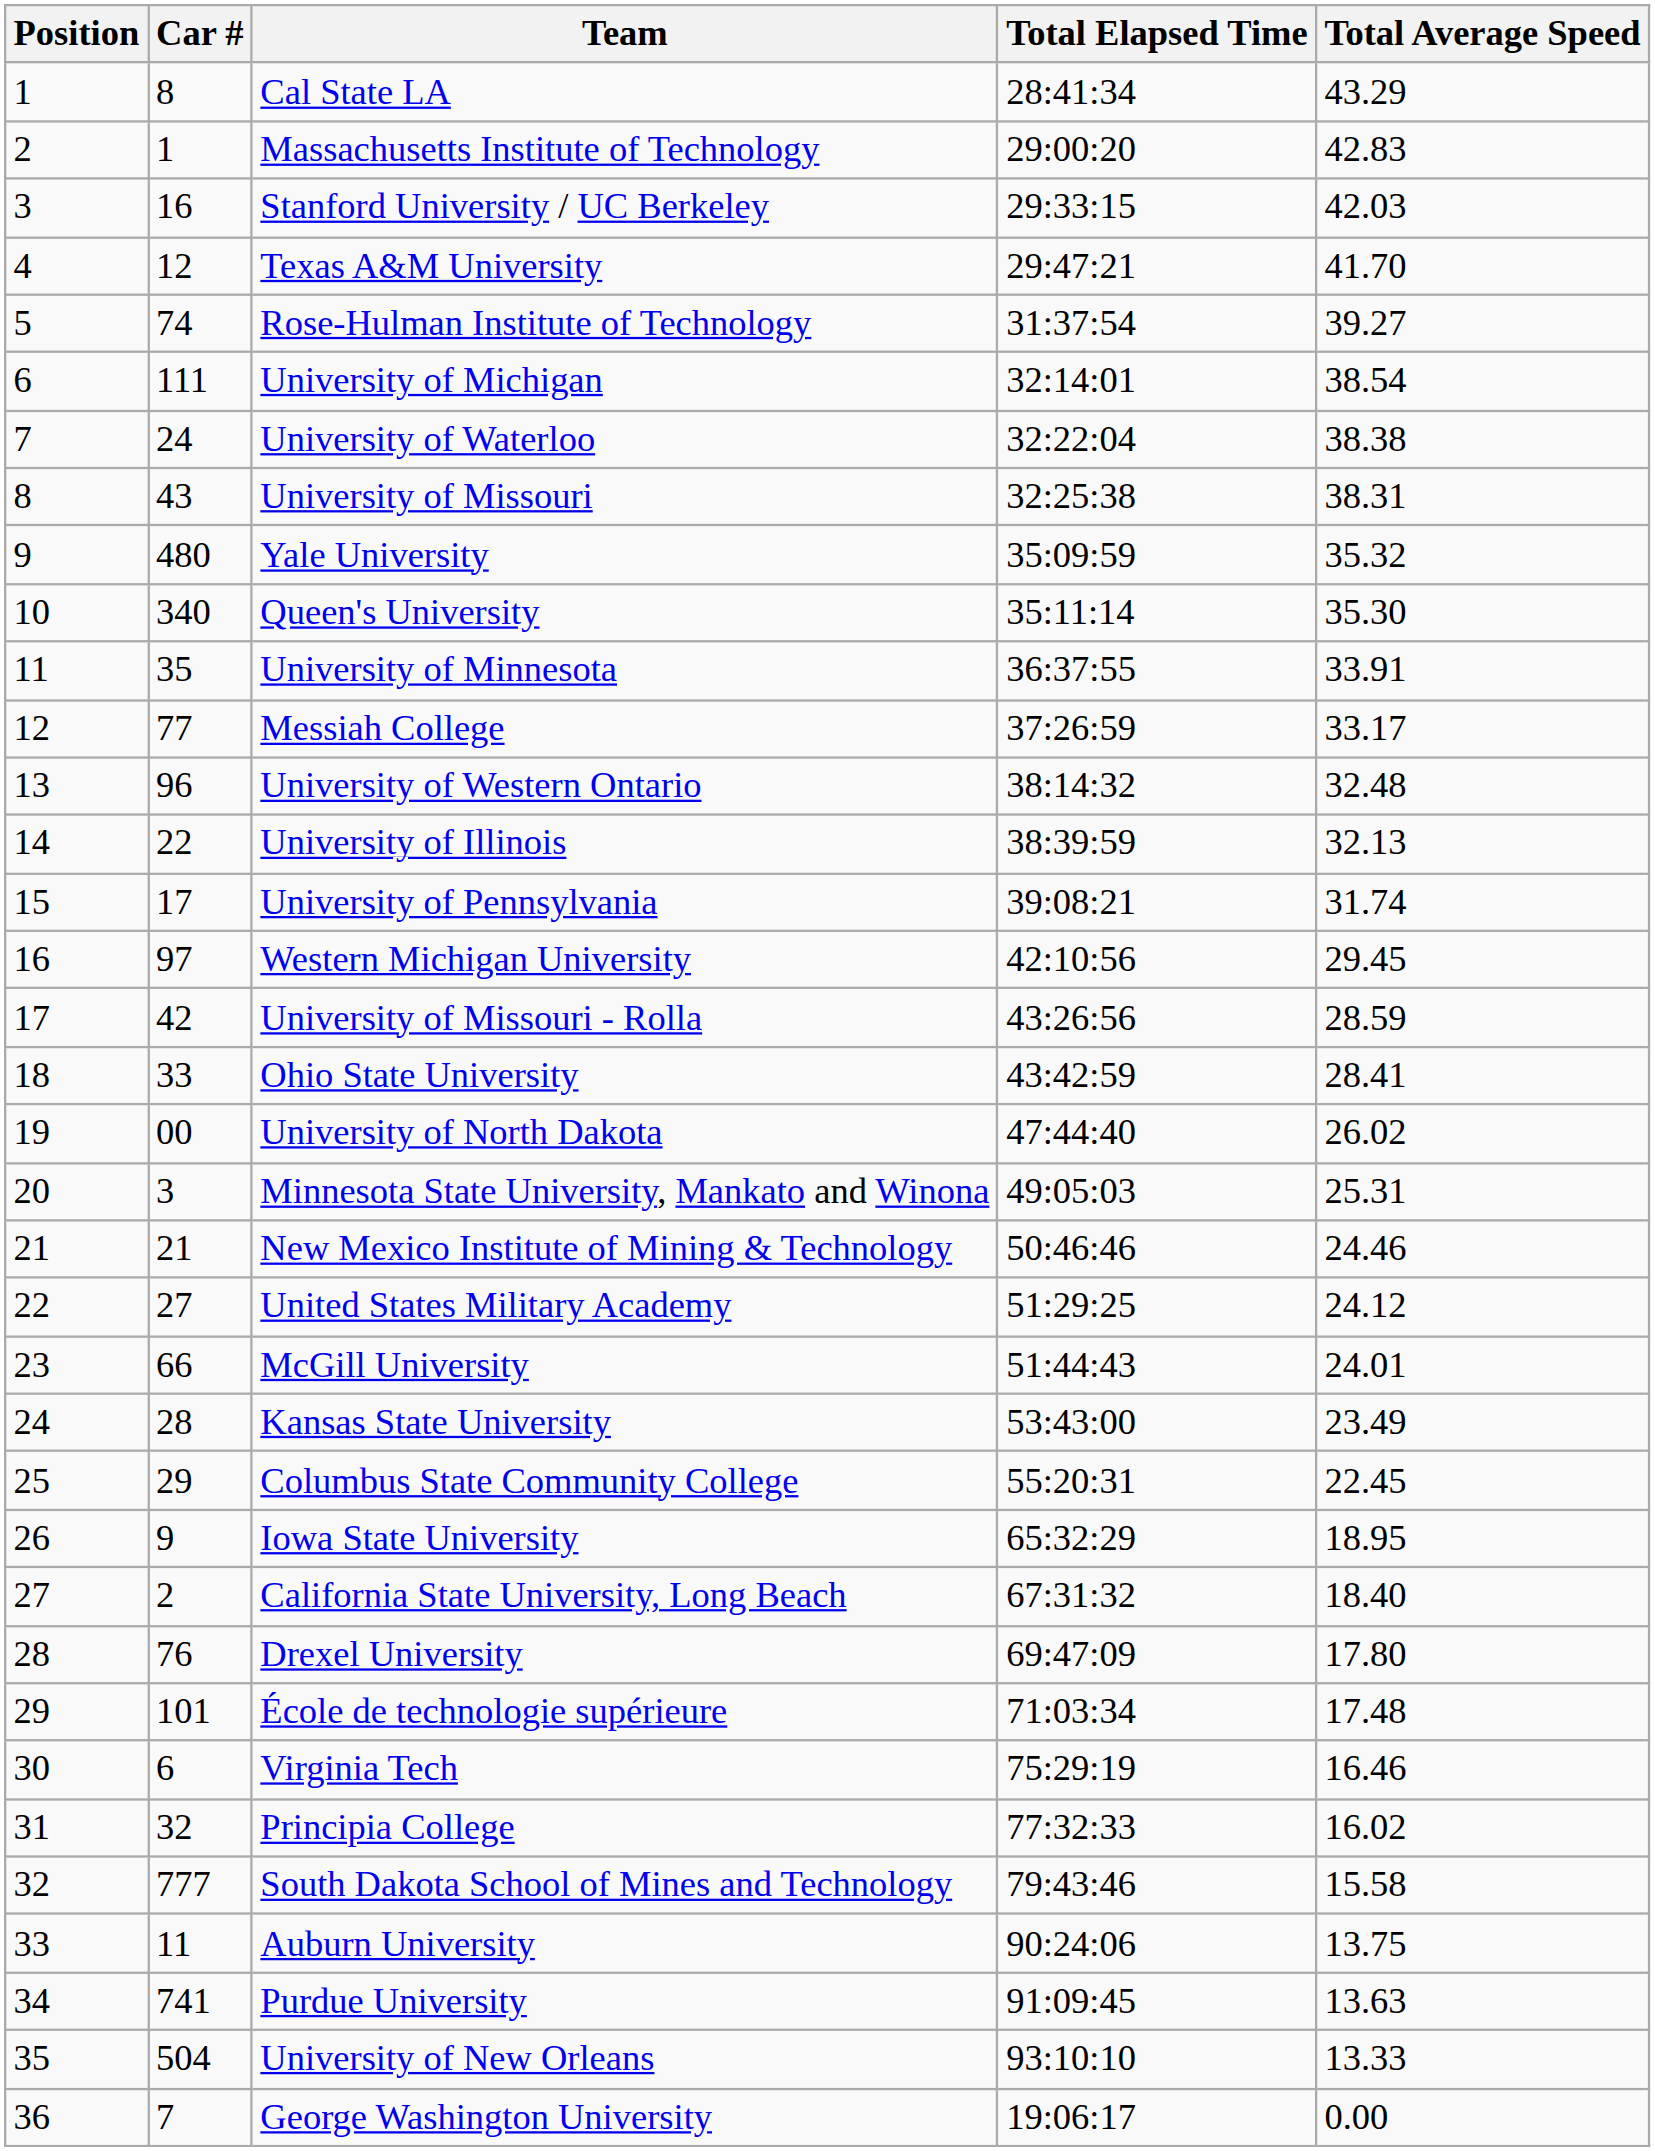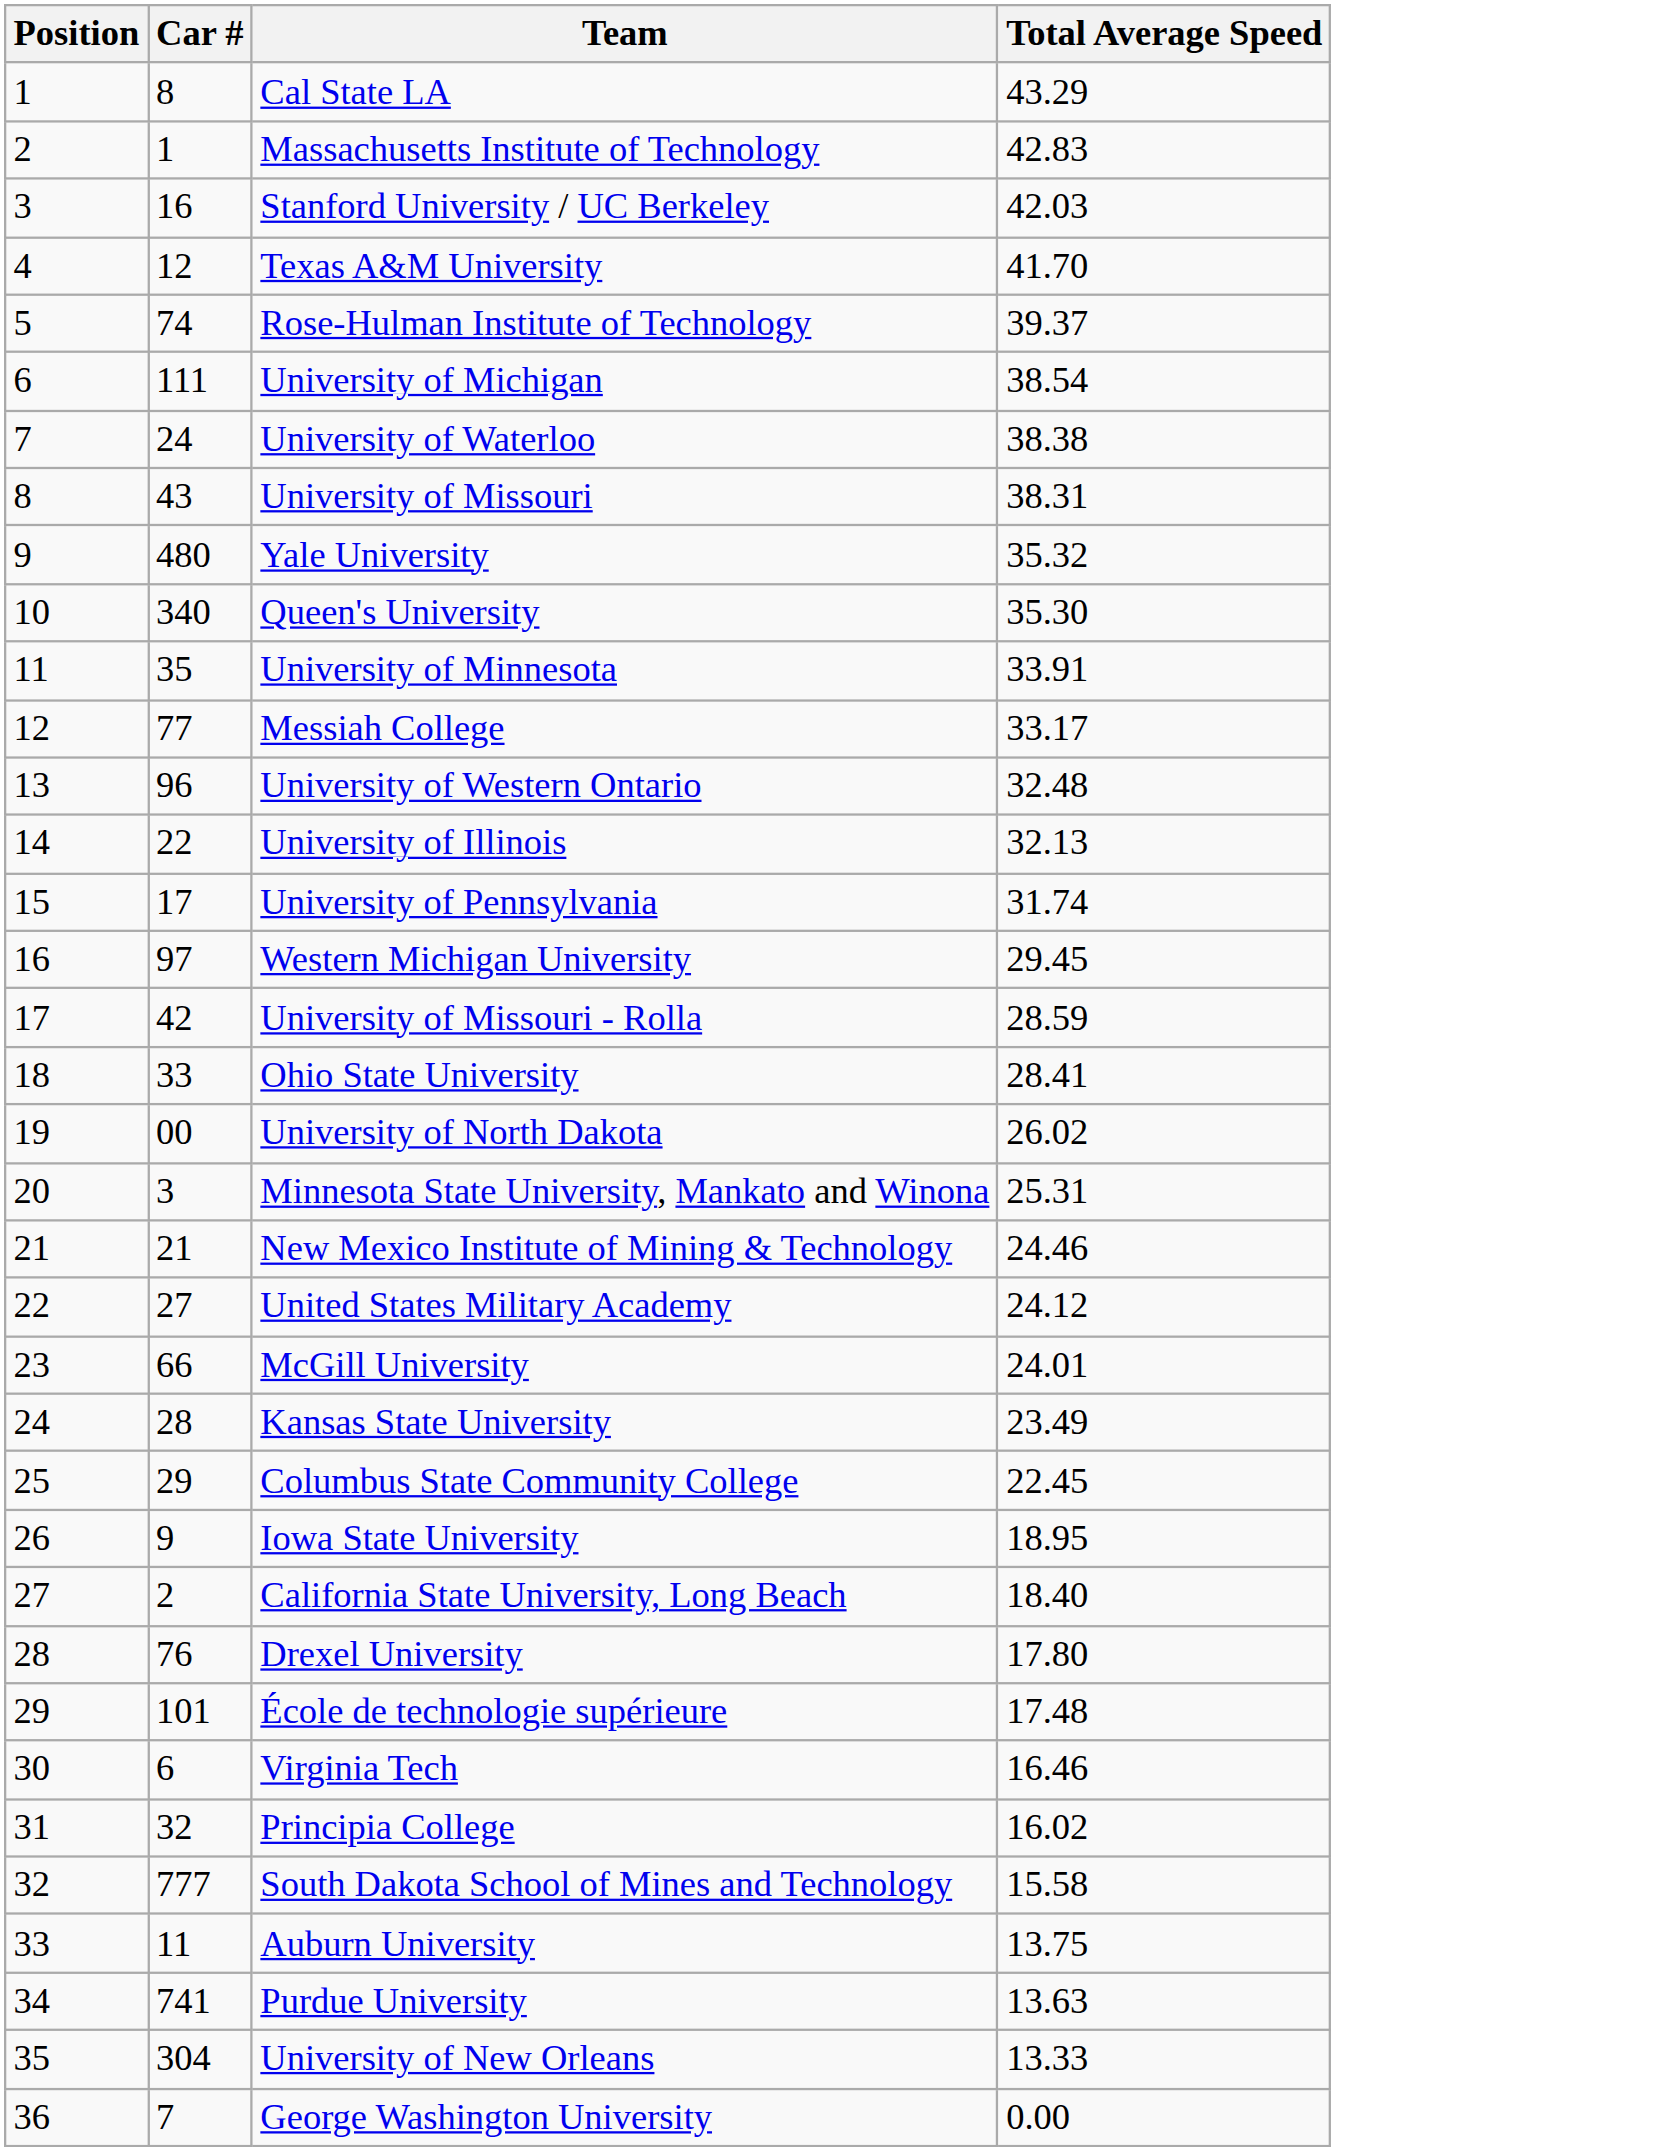- column: (1157, 33)
(1365, 322) 39.27 -> (1047, 322) 39.37
(183, 2058) 504 -> (183, 2058) 304
